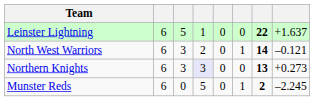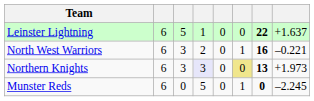(262, 50) 14 -> (262, 50) 16
(291, 50) –0.121 -> (291, 50) –0.221
(242, 68) no background -> (242, 68) khaki background
(291, 68) +0.273 -> (291, 68) +1.973
(262, 86) 2 -> (262, 86) 0
